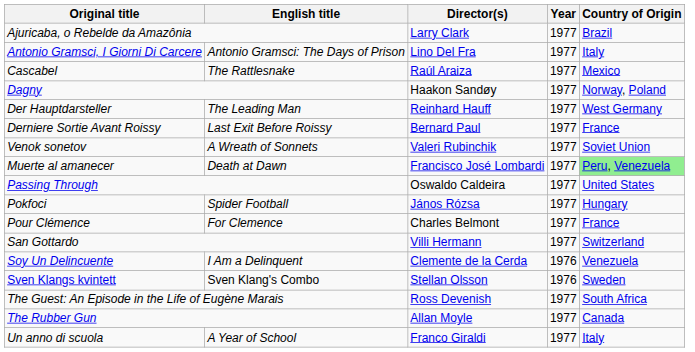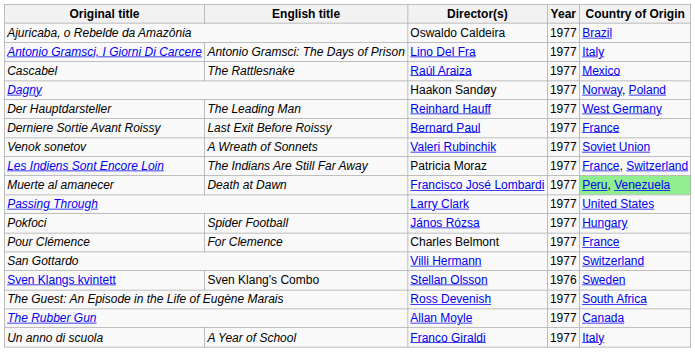(440, 33) Larry Clark -> (458, 33) Oswaldo Caldeira
+ row: (86, 166)
(458, 185) Oswaldo Caldeira -> (440, 204) Larry Clark
- row: (60, 261)
